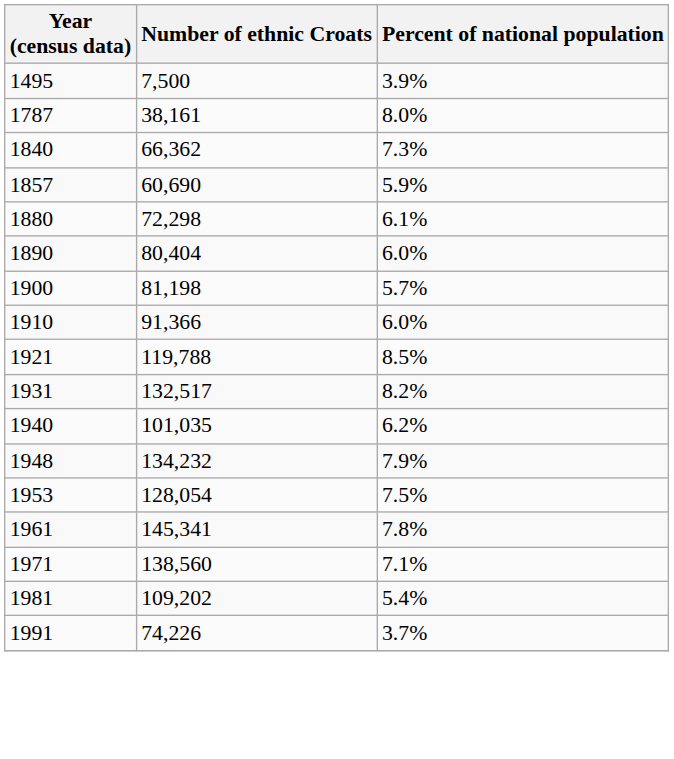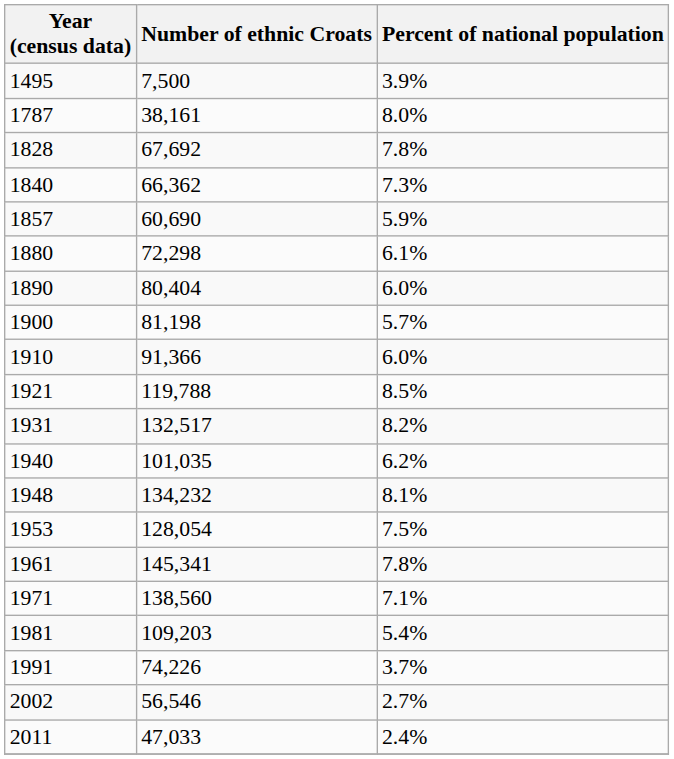+ row: (31, 149)
(405, 460) 7.9% -> (405, 494) 8.1%
(177, 598) 109,202 -> (177, 632) 109,203
+ row: (31, 701)
+ row: (31, 736)
